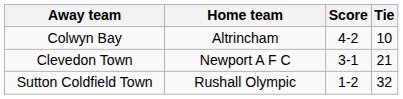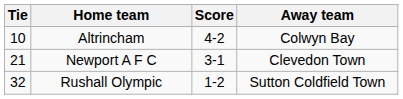columns swapped: (384, 15) <-> (85, 15)
